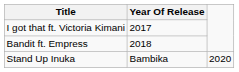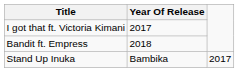(220, 59) 2020 -> (220, 59) 2017
